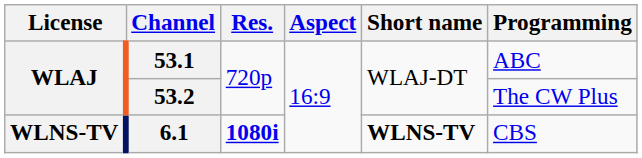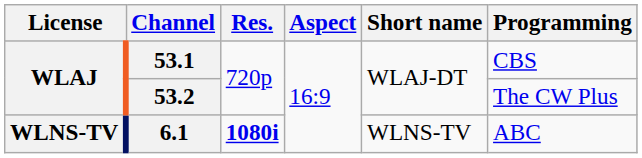(517, 59) ABC -> (515, 59) CBS
(421, 133) bold -> (419, 133) normal
(515, 133) CBS -> (517, 133) ABC
